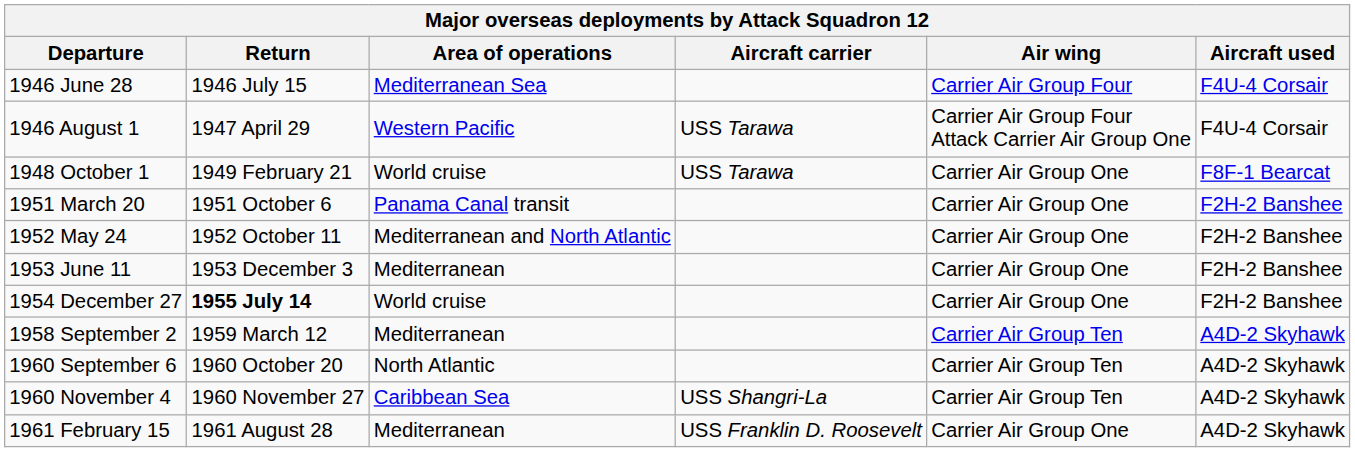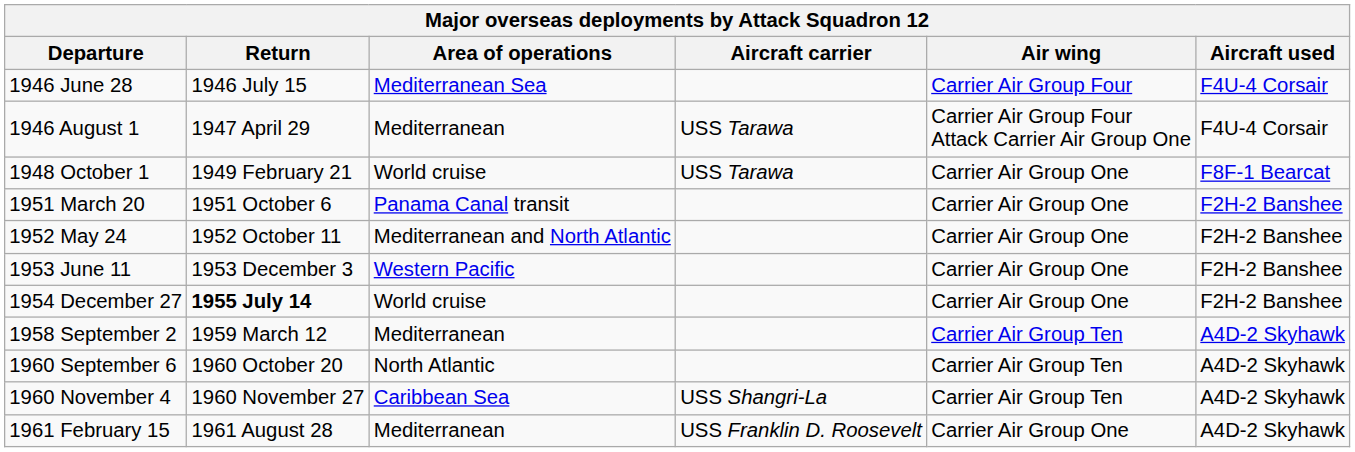(444, 128) Western Pacific -> (439, 128) Mediterranean
(439, 269) Mediterranean -> (444, 269) Western Pacific
